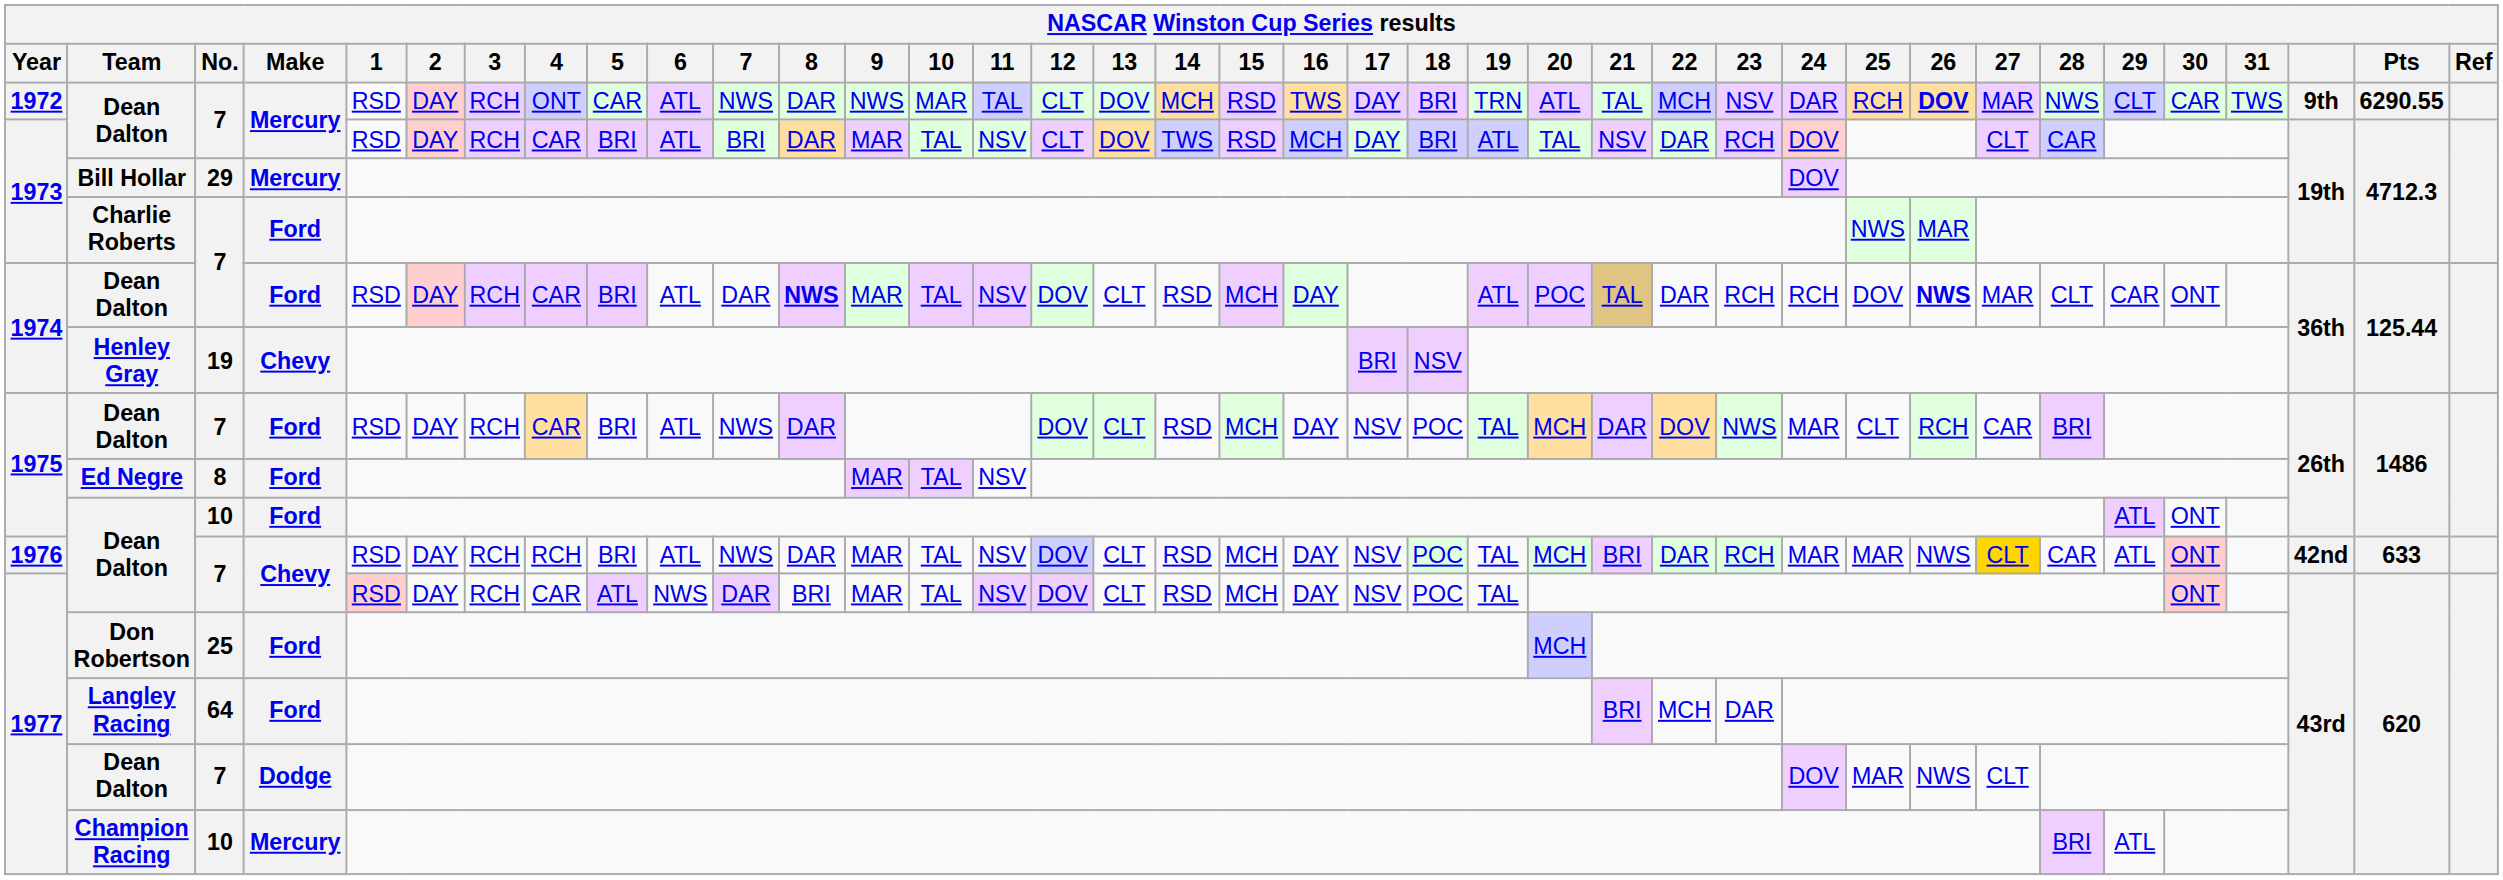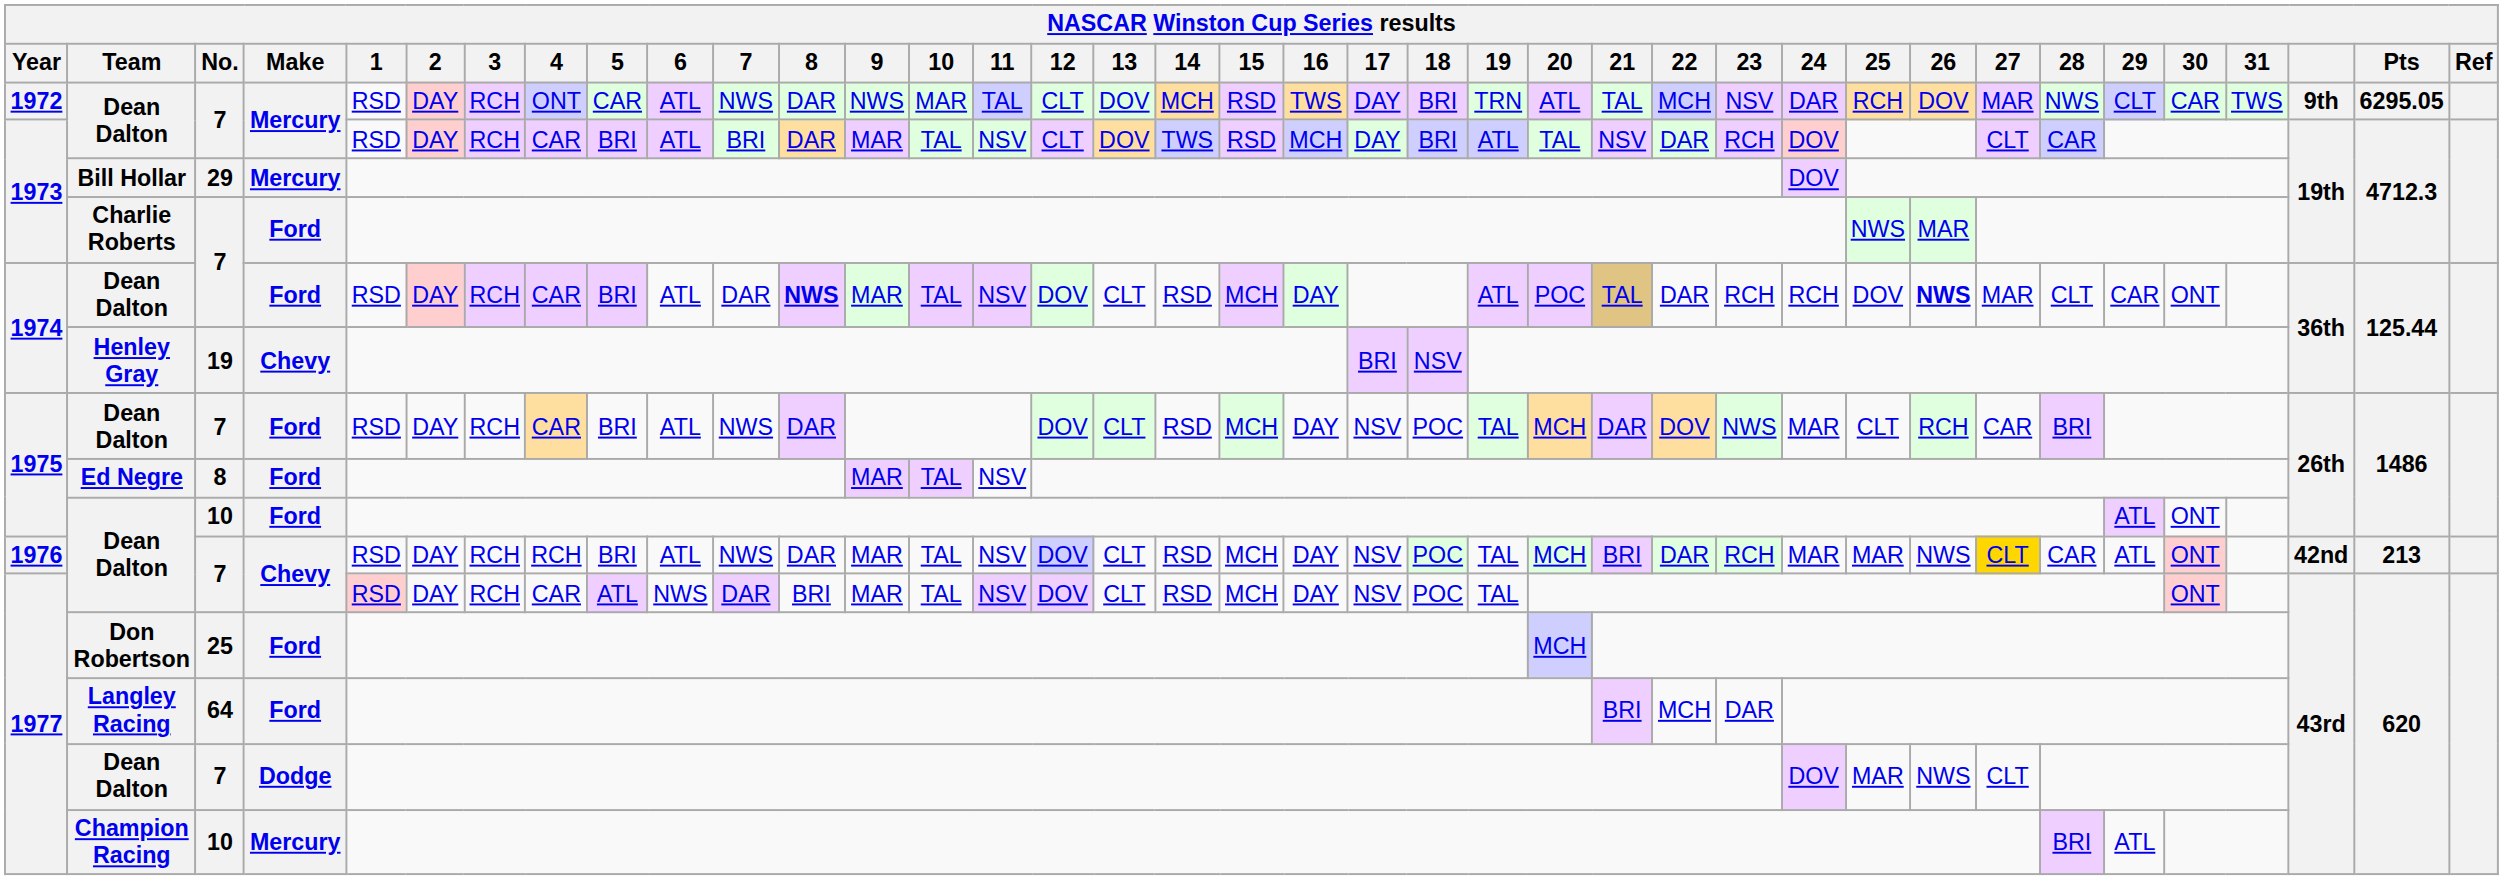(1943, 101) bold -> (1943, 101) normal
(2402, 101) 6290.55 -> (2402, 101) 6295.05
(2402, 555) 633 -> (2402, 555) 213
